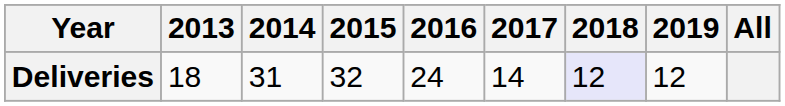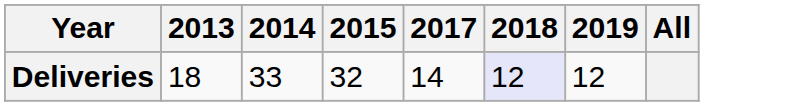- column: (444, 28)
(265, 76) 31 -> (265, 76) 33
